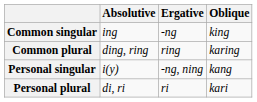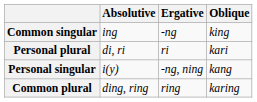rows swapped: (52, 50) <-> (52, 87)
